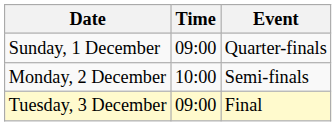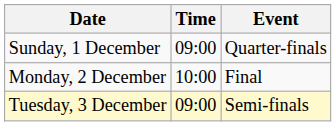(267, 76) Semi-finals -> (244, 76) Final
(244, 105) Final -> (267, 105) Semi-finals
